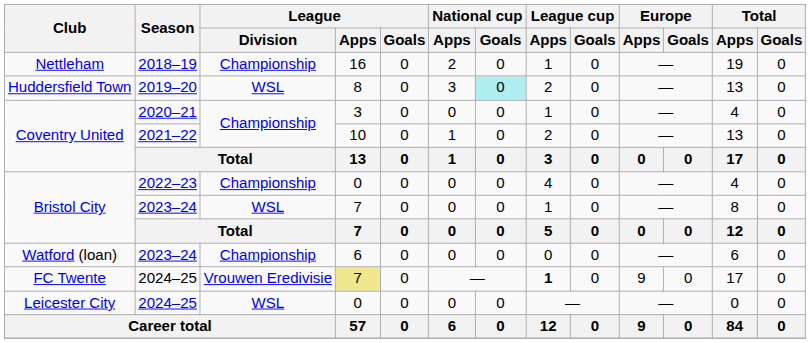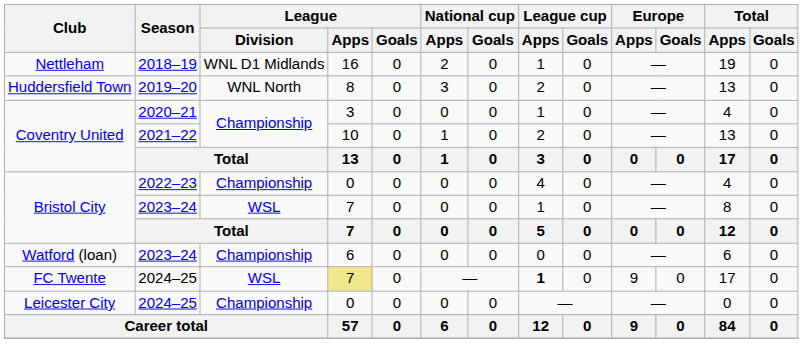(268, 64) Championship -> (264, 64) WNL D1 Midlands
(268, 87) WSL -> (264, 87) WNL North
(501, 87) paleturquoise background -> (493, 87) no background
(268, 278) Vrouwen Eredivisie -> (264, 278) WSL
(268, 302) WSL -> (264, 302) Championship
